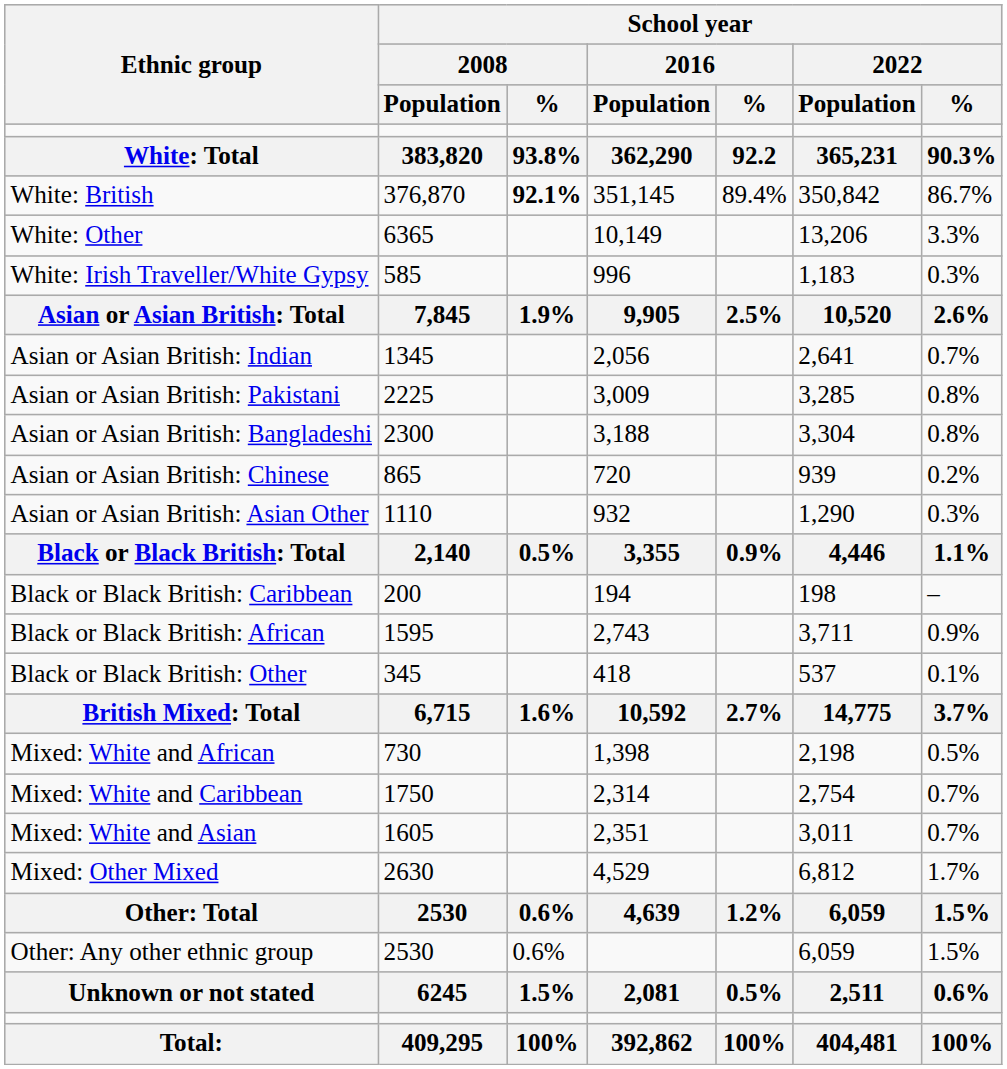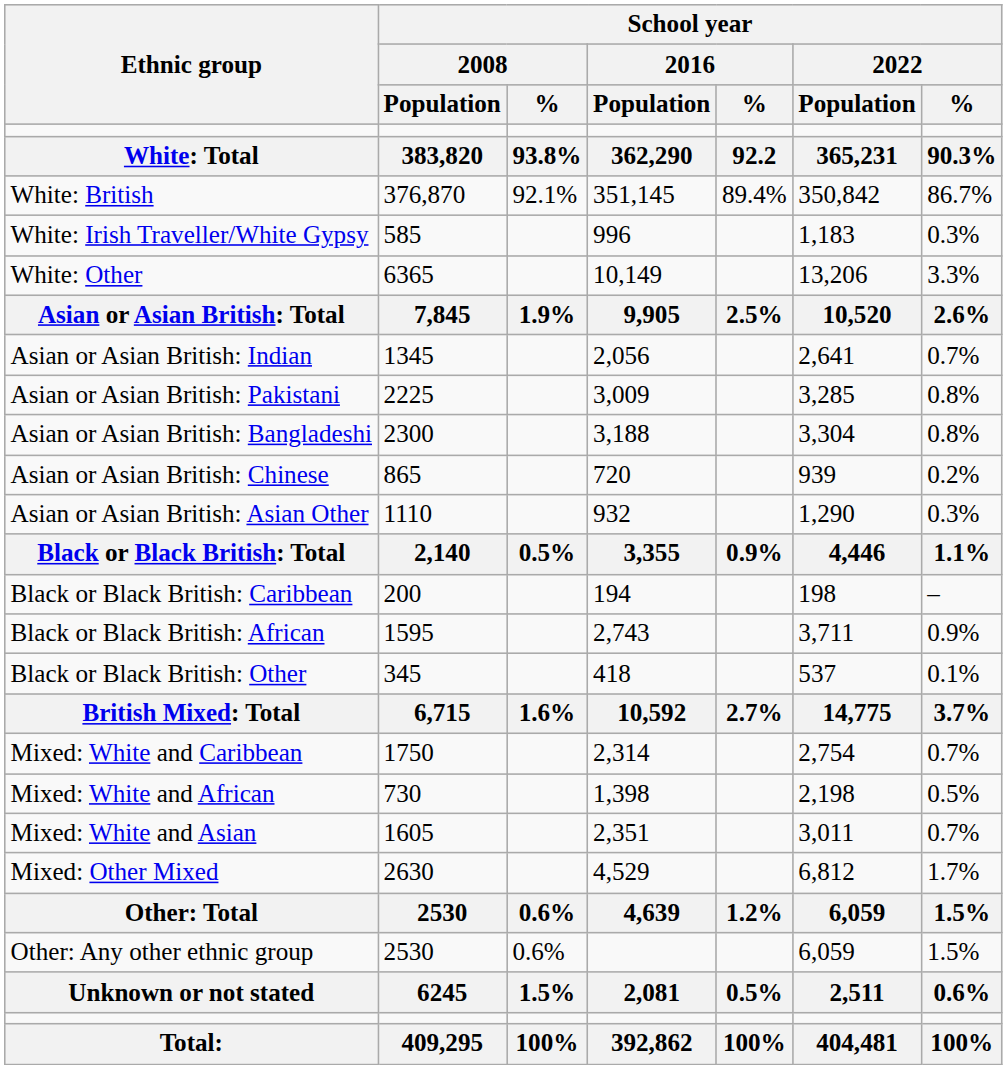(547, 195) bold -> (545, 195) normal
rows swapped: (190, 275) <-> (77, 235)
rows swapped: (156, 792) <-> (143, 753)
